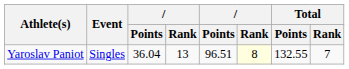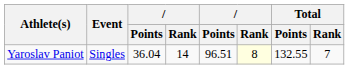(183, 54) 13 -> (183, 54) 14
